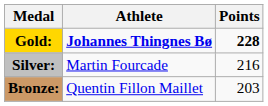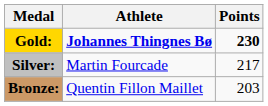(248, 40) 228 -> (248, 40) 230
(248, 64) 216 -> (248, 64) 217
